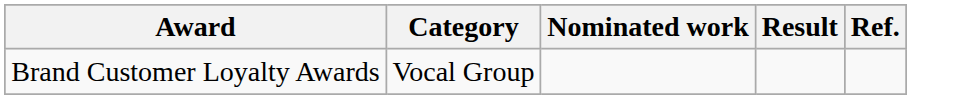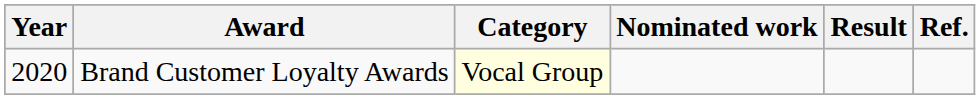+ column: (39, 26)
(464, 71) no background -> (532, 71) lightyellow background
